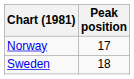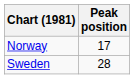(104, 64) 18 -> (104, 64) 28
